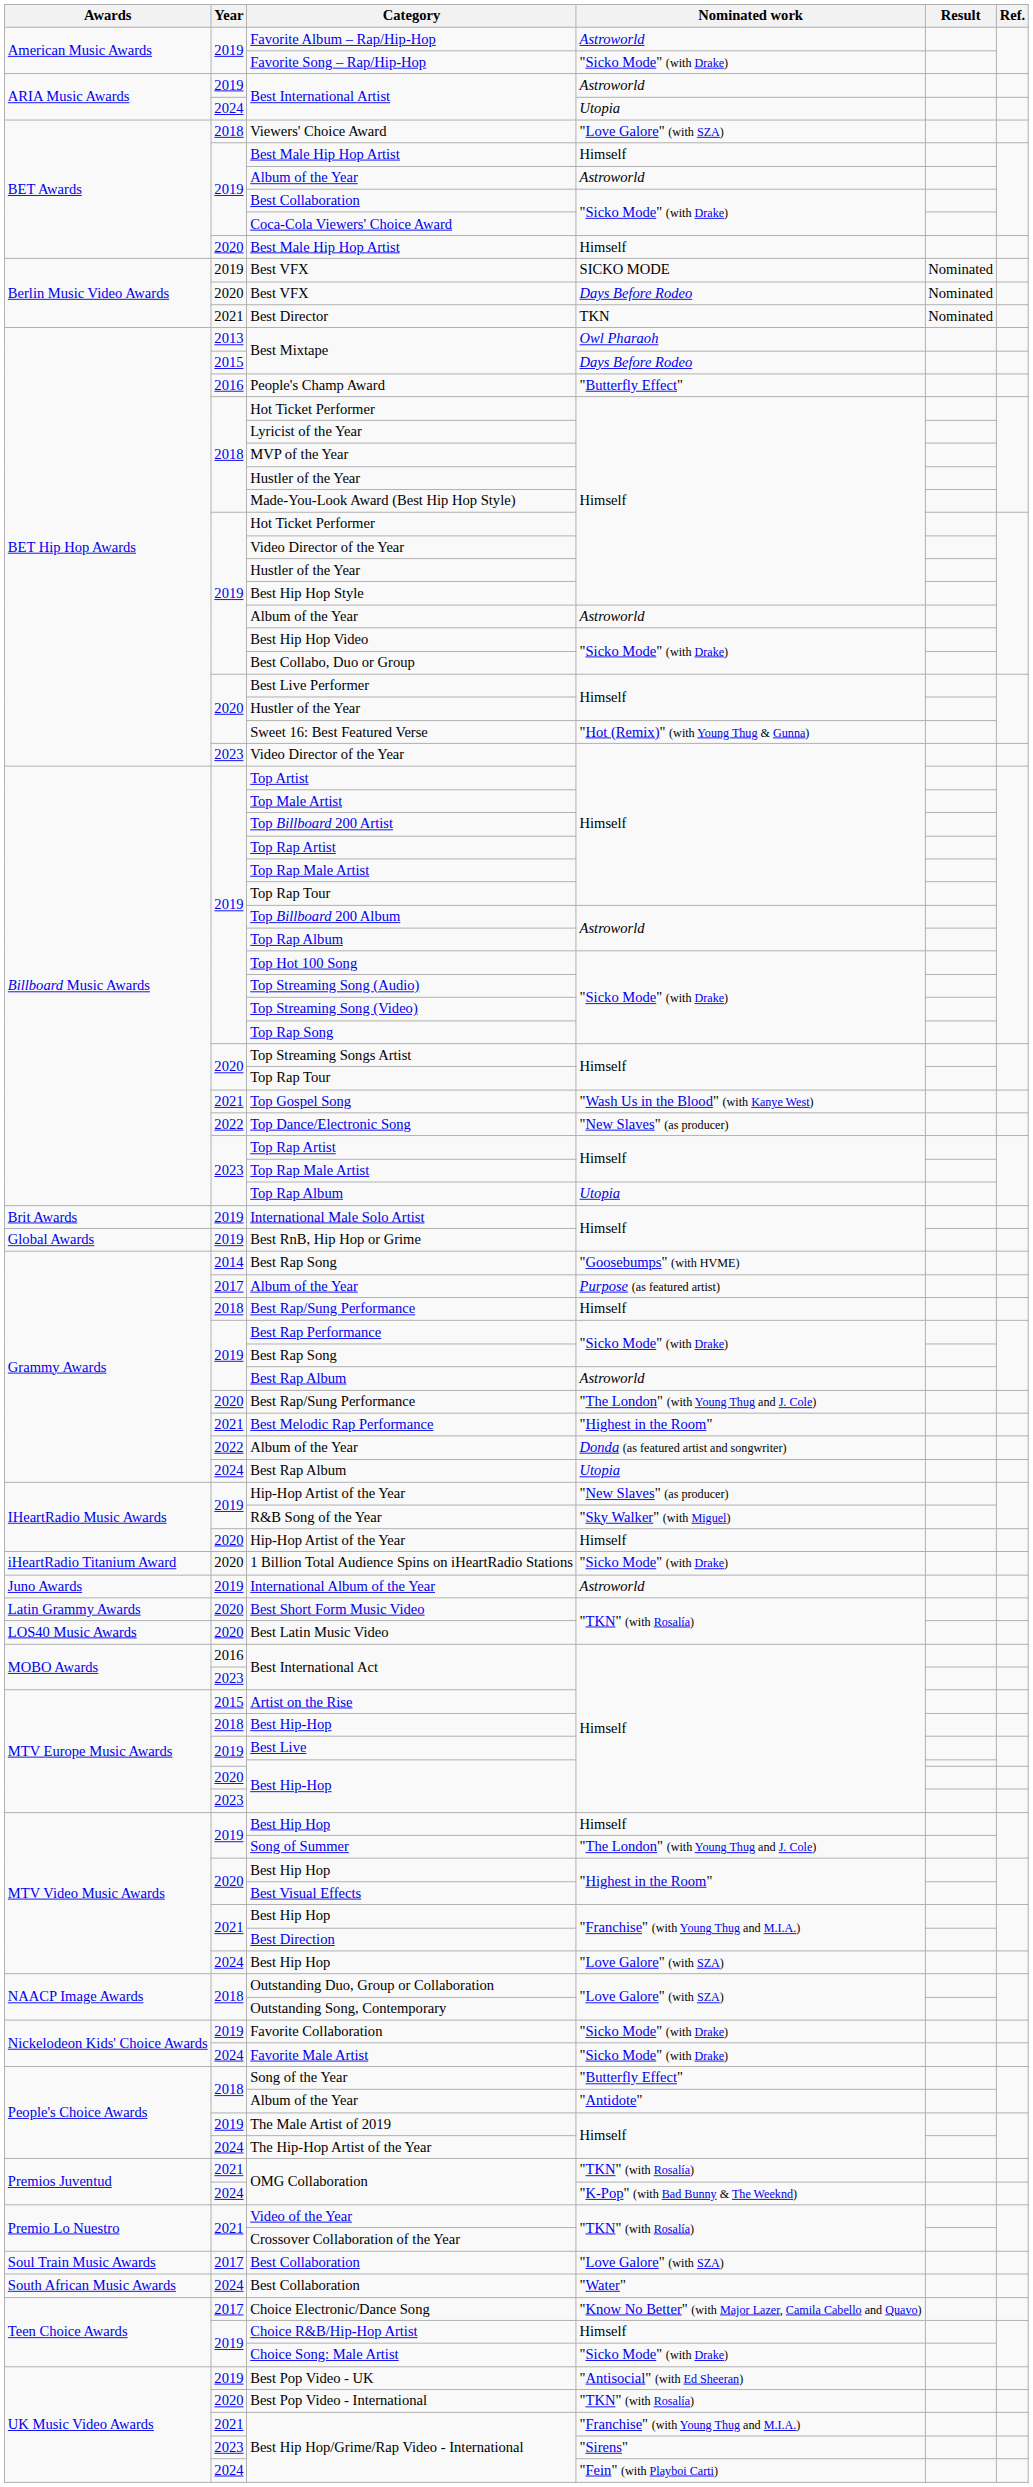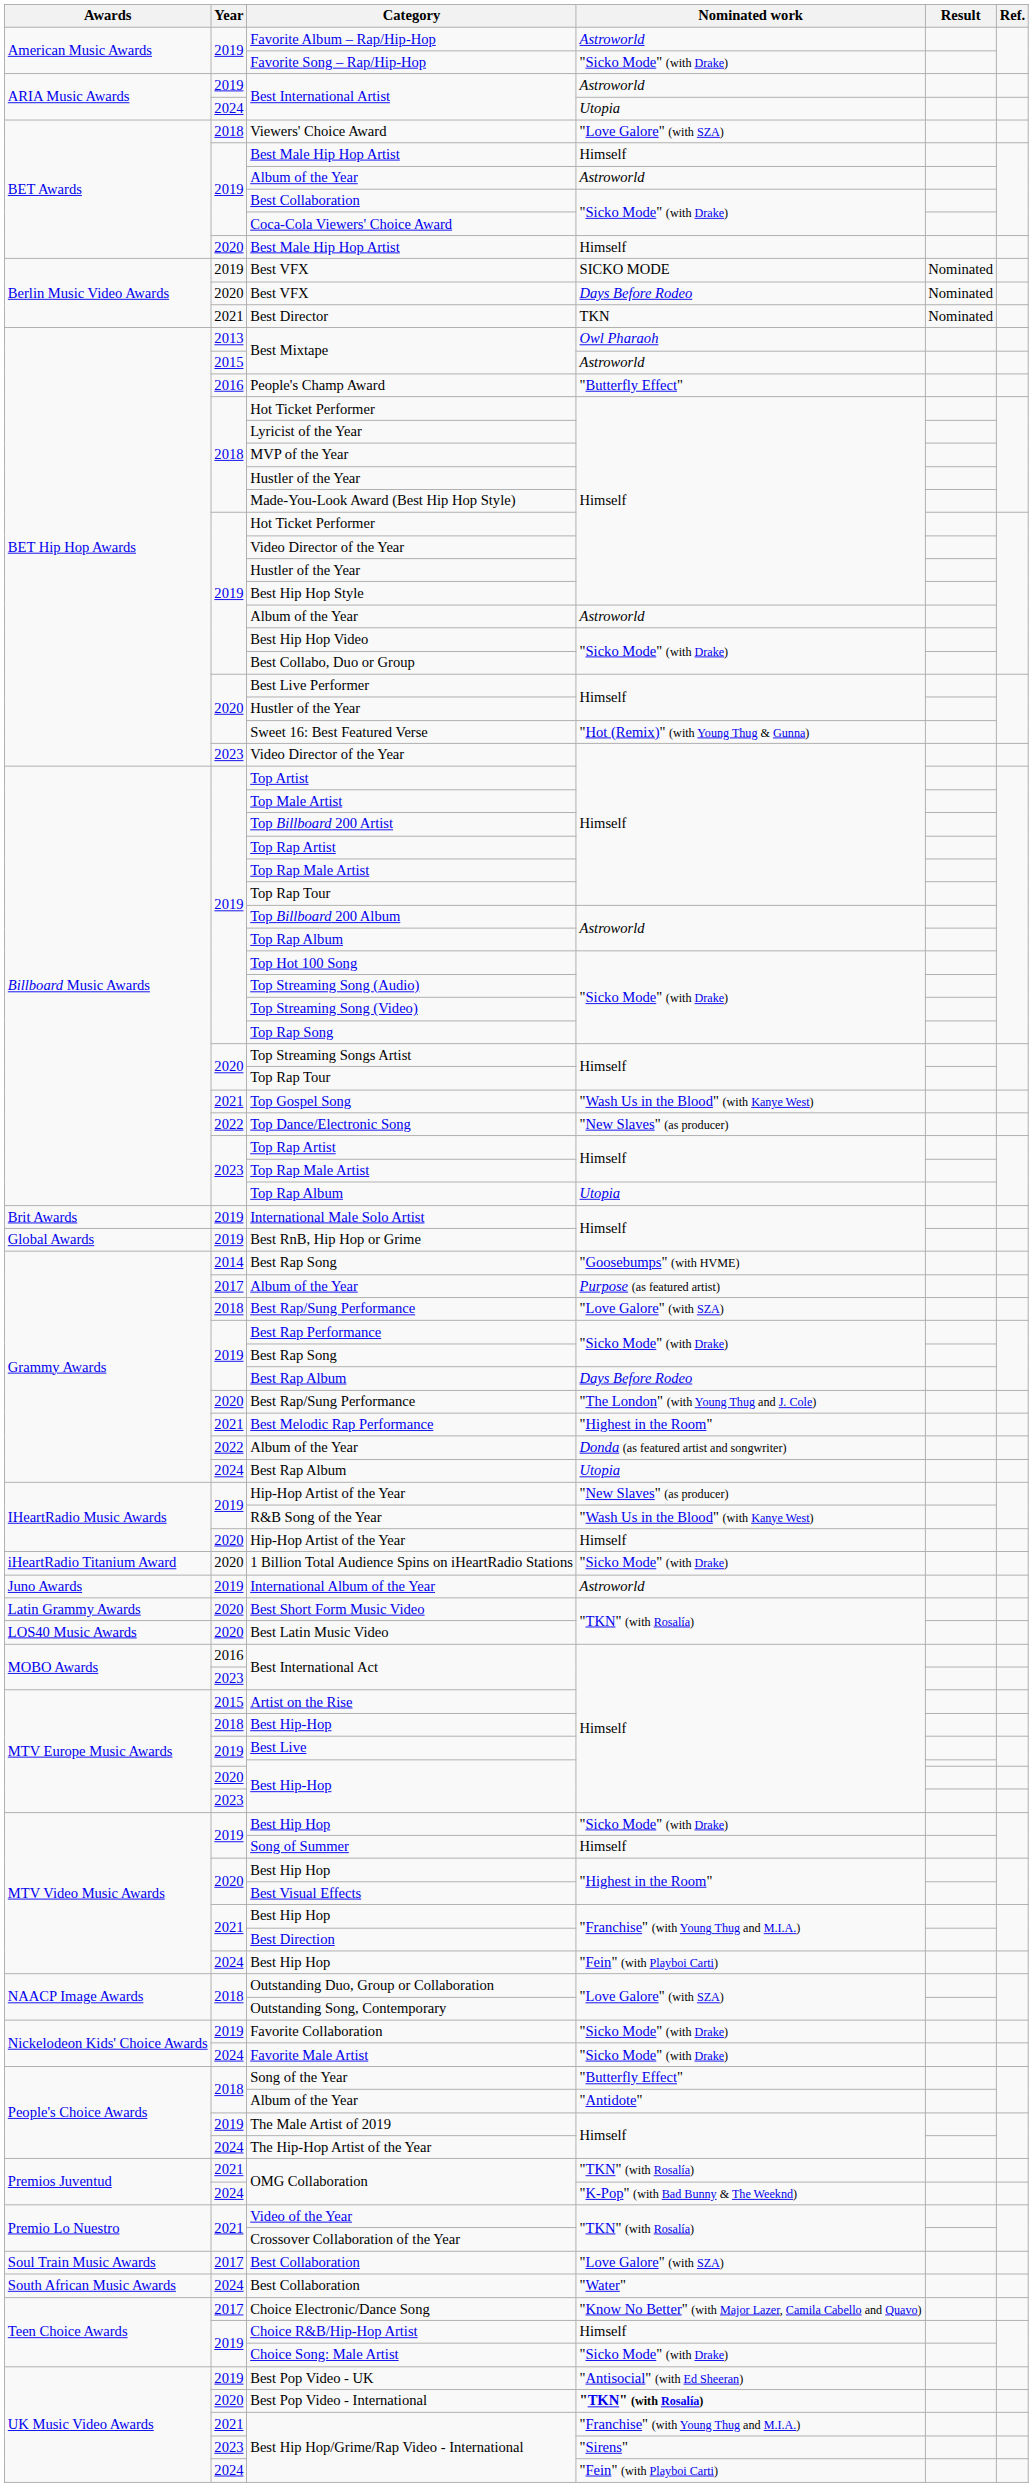(636, 362) Days Before Rodeo -> (612, 362) Astroworld
(603, 1309) Himself -> (652, 1309) "Love Galore" (with SZA)
(612, 1378) Astroworld -> (636, 1378) Days Before Rodeo
(655, 1516) "Sky Walker" (with Miguel) -> (697, 1516) "Wash Us in the Blood" (with Kanye West)
(603, 1823) Himself -> (654, 1823) "Sicko Mode" (with Drake)
(698, 1846) "The London" (with Young Thug and J. Cole) -> (603, 1846) Himself
(652, 1962) "Love Galore" (with SZA) -> (649, 1962) "Fein" (with Playboi Carti)
(637, 2401) normal -> (641, 2401) bold
